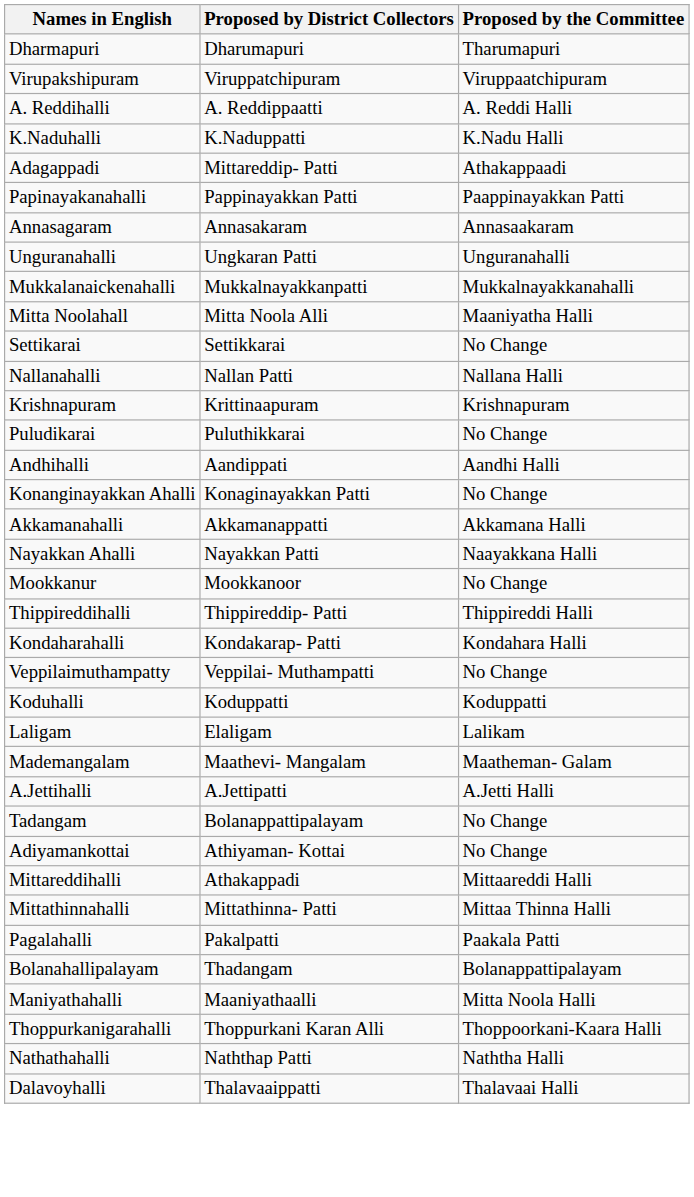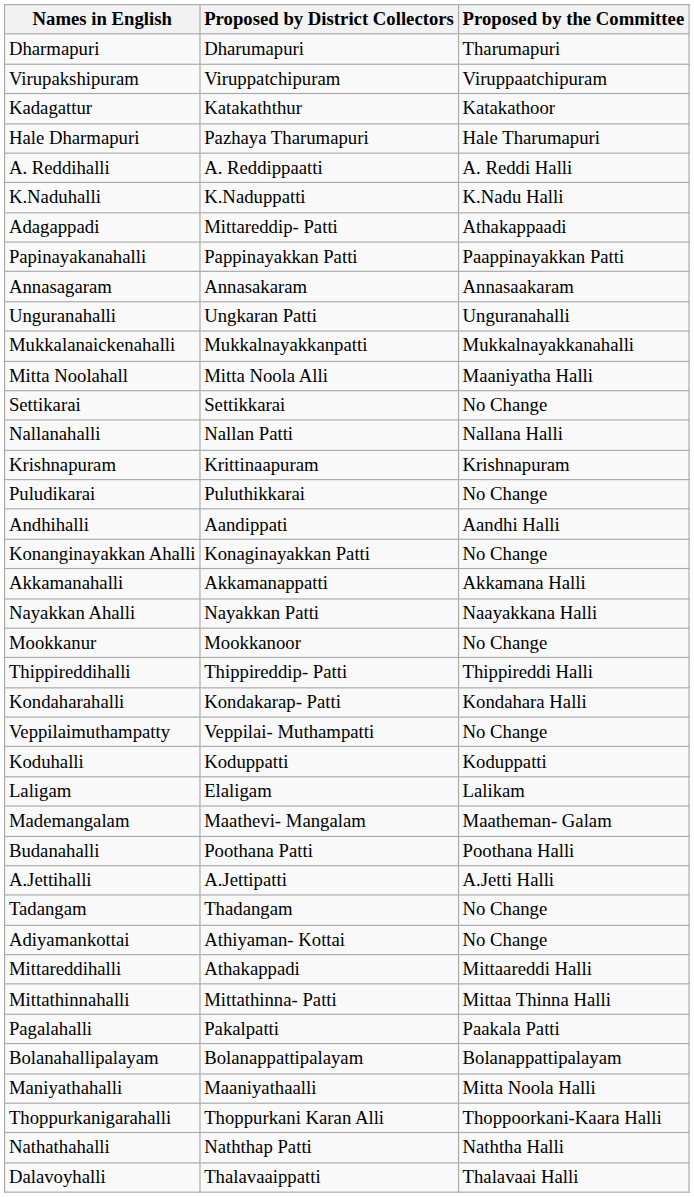+ row: (50, 108)
+ row: (74, 138)
+ row: (54, 850)
(284, 820) Bolanappattipalayam -> (248, 910) Thadangam
(248, 969) Thadangam -> (284, 1058) Bolanappattipalayam
